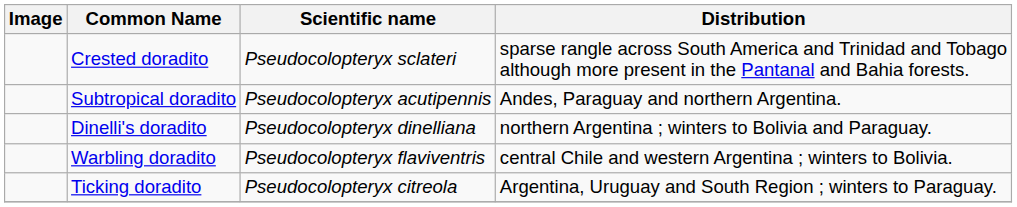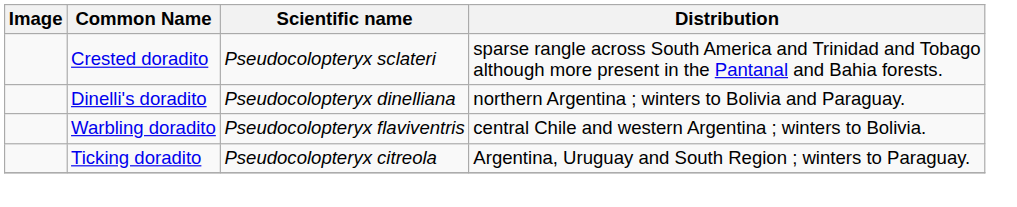- row: (154, 98)
